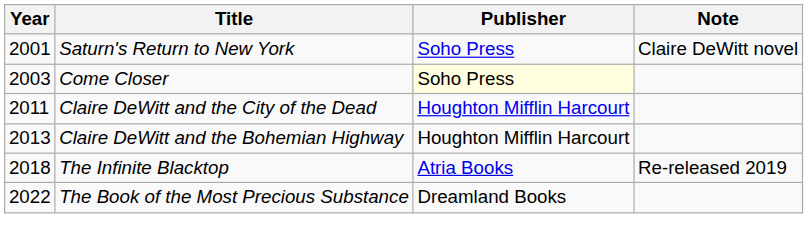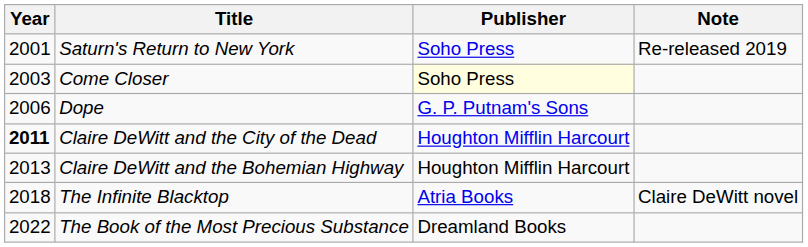(718, 49) Claire DeWitt novel -> (712, 49) Re-released 2019
+ row: (82, 108)
(29, 108) normal -> (29, 138) bold
(712, 167) Re-released 2019 -> (718, 197) Claire DeWitt novel
